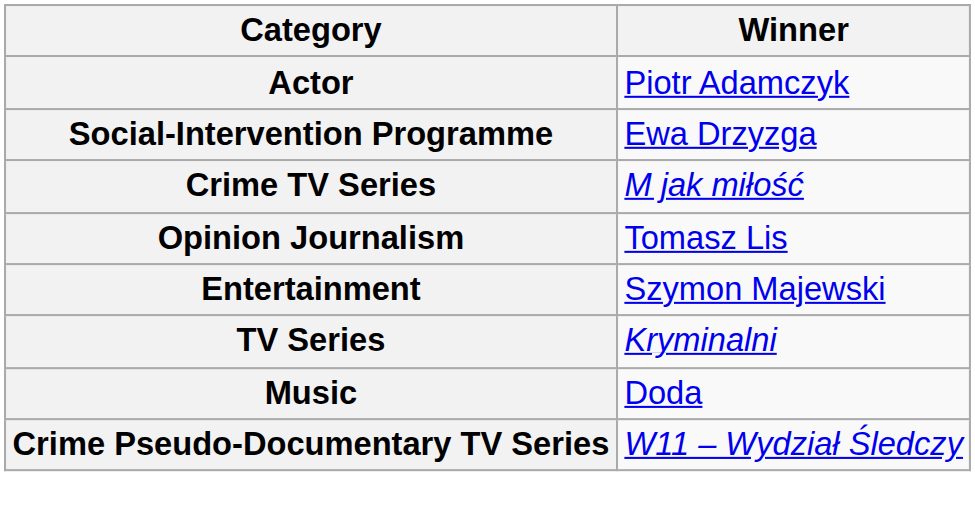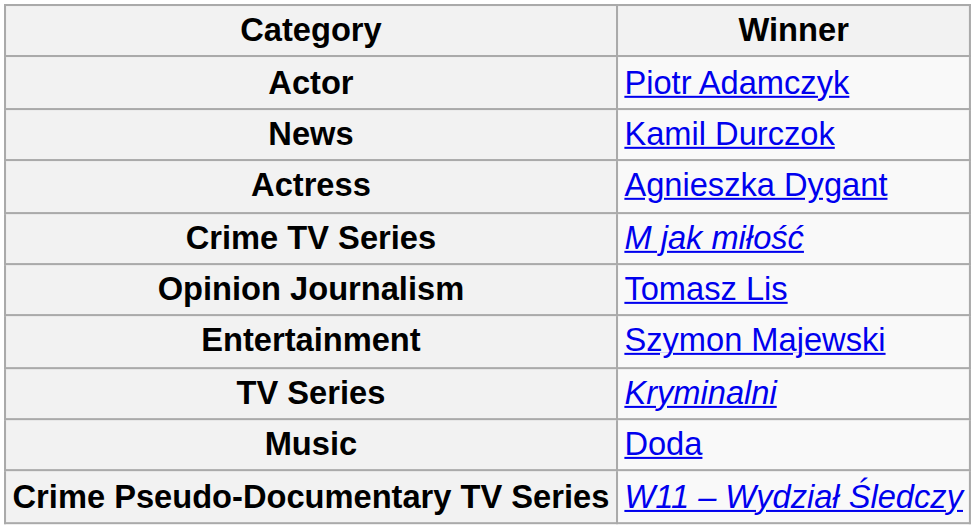- row: (311, 133)
+ row: (311, 133)
+ row: (311, 185)
